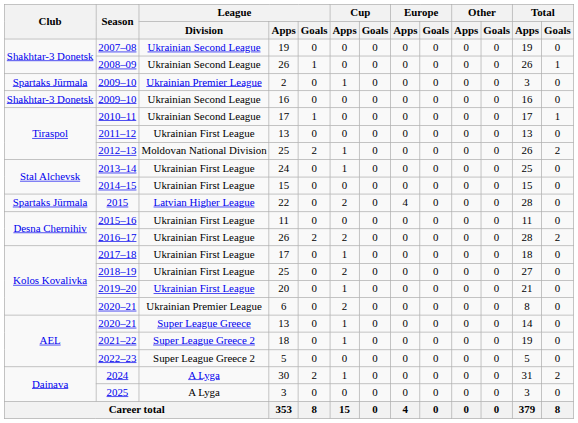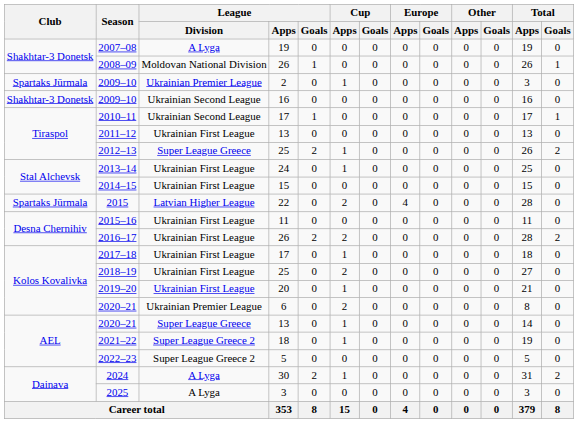(204, 47) Ukrainian Second League -> (204, 47) A Lyga
(204, 64) Ukrainian Second League -> (204, 64) Moldovan National Division
(204, 151) Moldovan National Division -> (204, 151) Super League Greece
